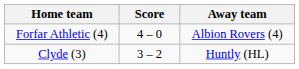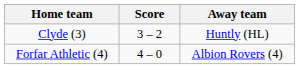rows swapped: (62, 53) <-> (62, 34)
